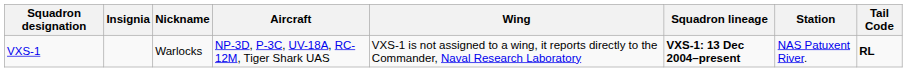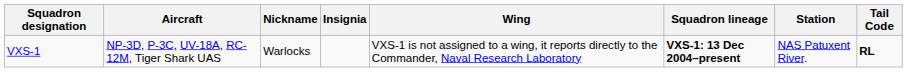columns swapped: (128, 20) <-> (291, 20)
